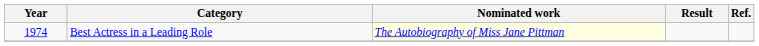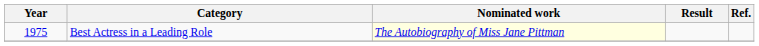(36, 31) 1974 -> (36, 31) 1975
